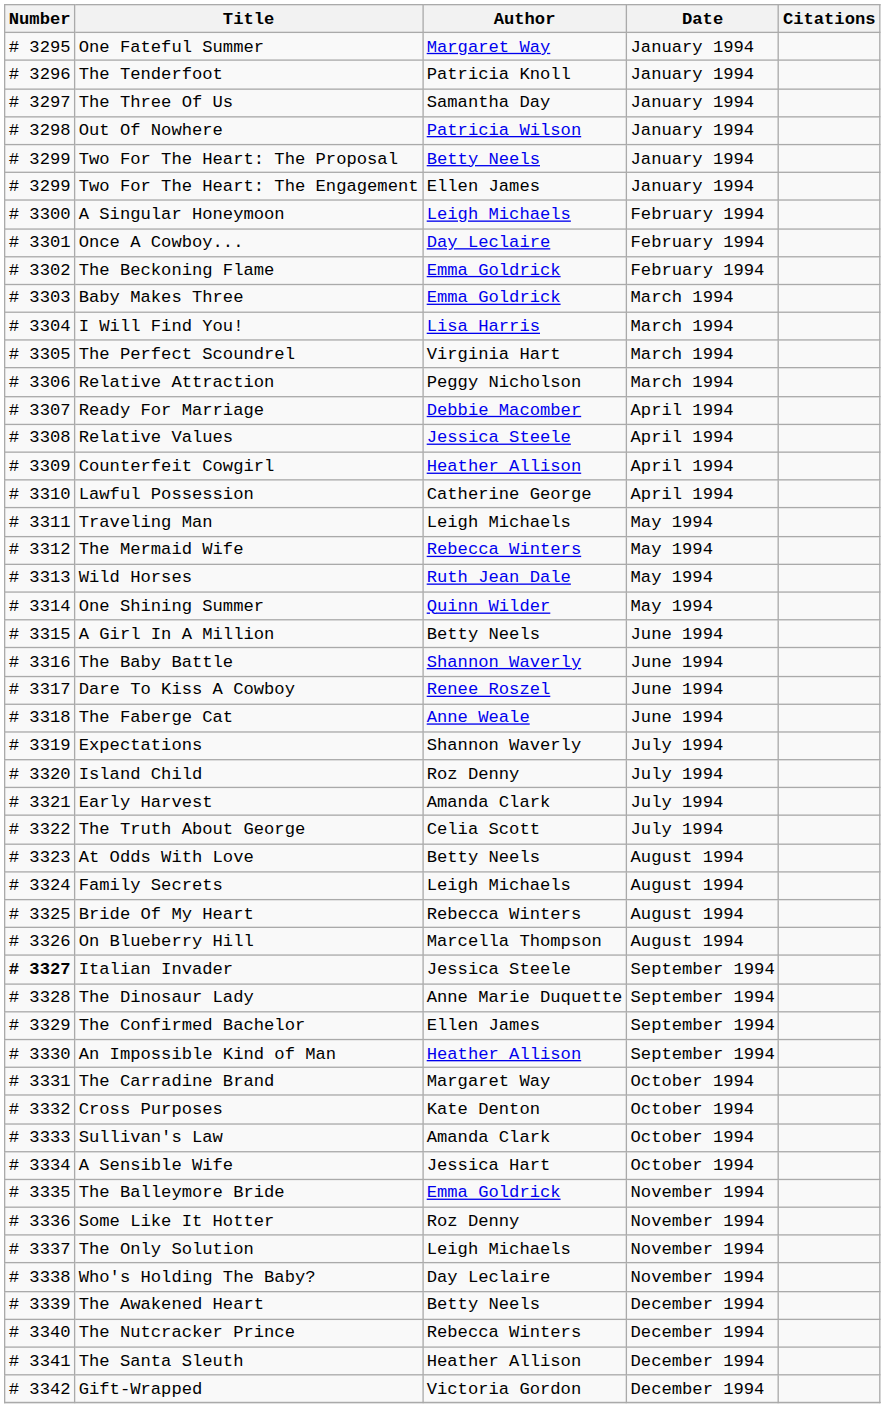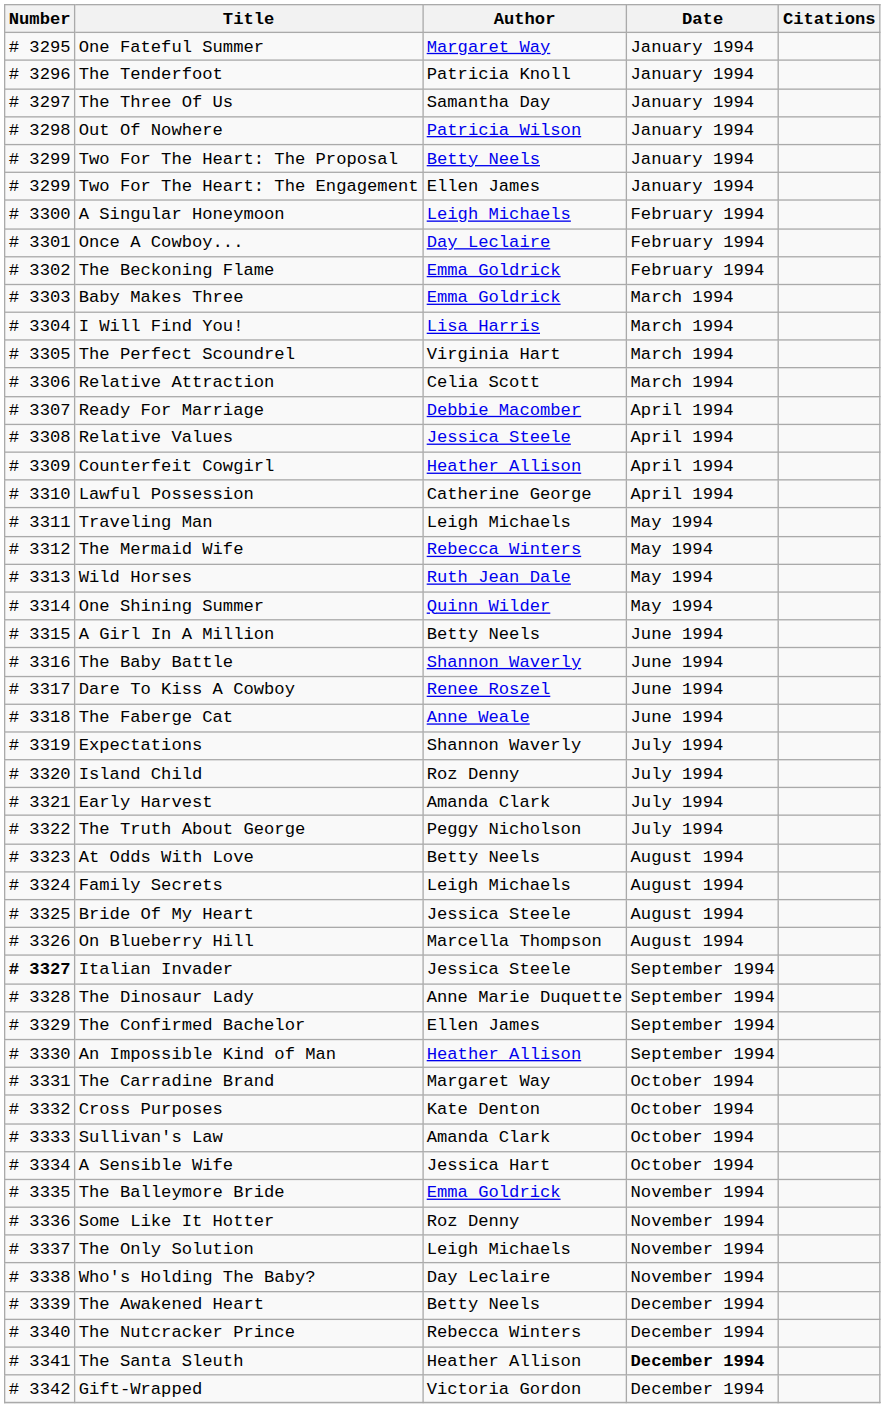(504, 382) Peggy Nicholson -> (483, 382) Celia Scott
(483, 830) Celia Scott -> (504, 830) Peggy Nicholson
(504, 914) Rebecca Winters -> (499, 914) Jessica Steele
(697, 1361) normal -> (697, 1361) bold
